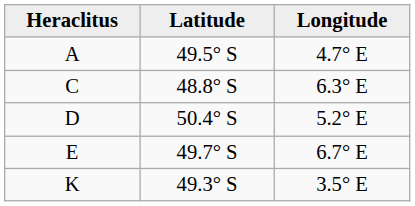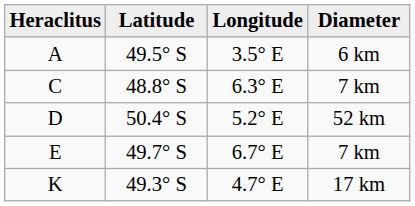+ column: (359, 20)
(342, 53) 4.7° E -> (258, 53) 3.5° E
(342, 184) 3.5° E -> (258, 184) 4.7° E
